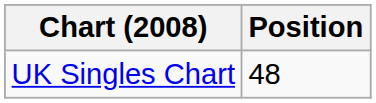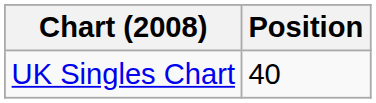(265, 73) 48 -> (265, 73) 40
